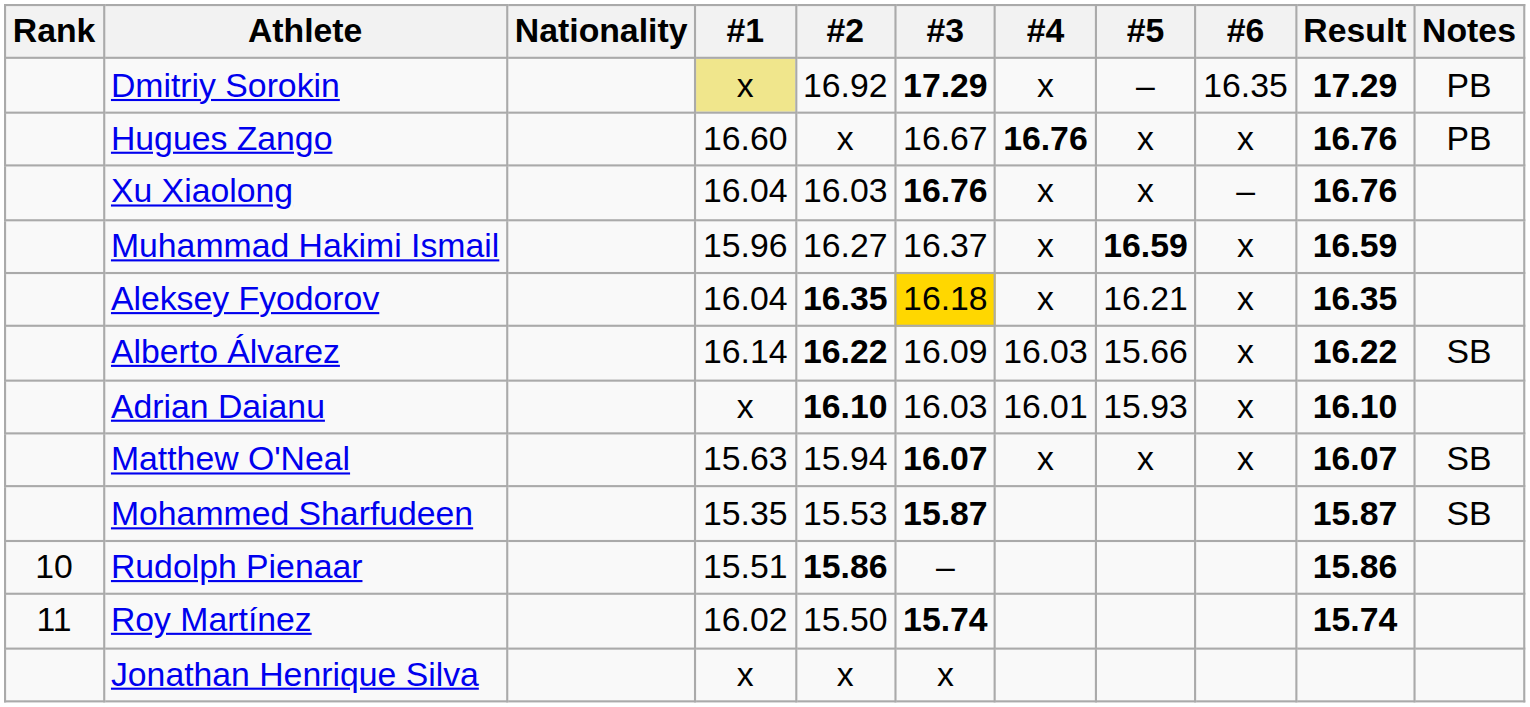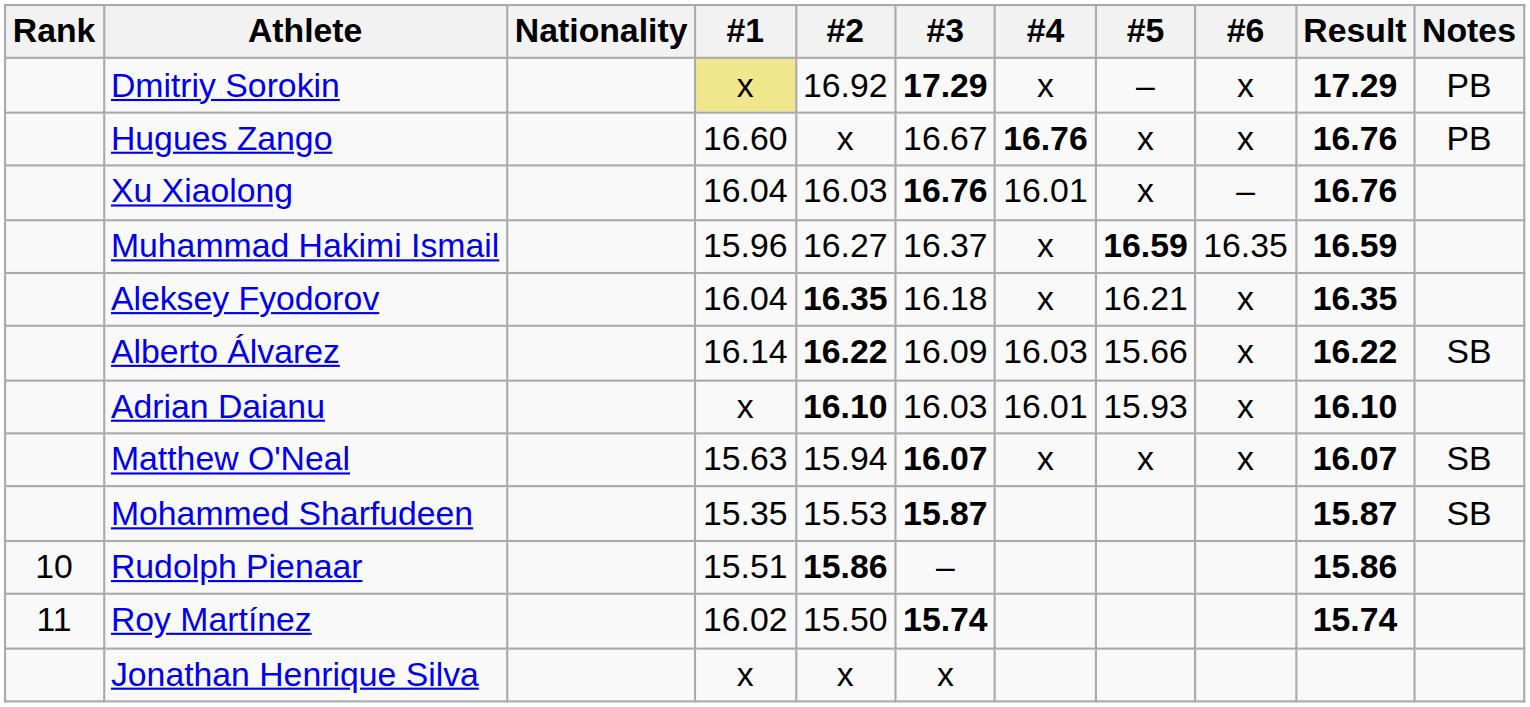(1246, 84) 16.35 -> (1246, 84) x
(1045, 191) x -> (1045, 191) 16.01
(1246, 245) x -> (1246, 245) 16.35
(945, 298) gold background -> (945, 298) no background
